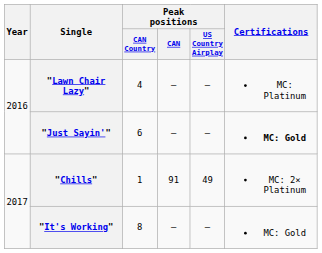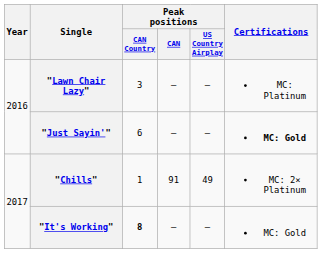(140, 85) 4 -> (140, 85) 3
(140, 227) normal -> (140, 227) bold
